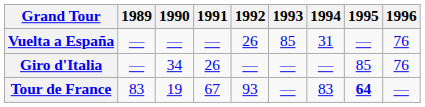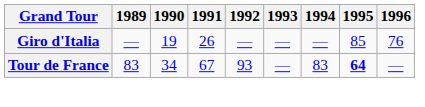- row: (61, 41)
(174, 65) 34 -> (169, 41) 19
(174, 89) 19 -> (169, 65) 34
